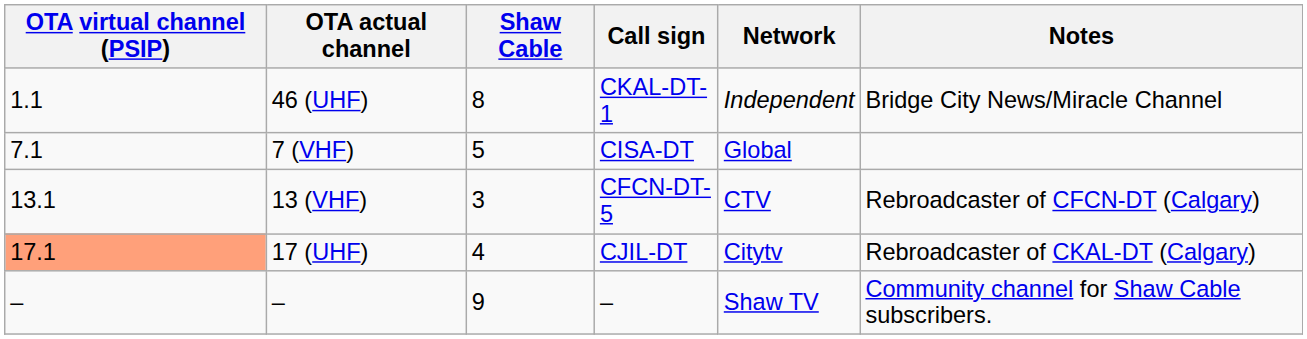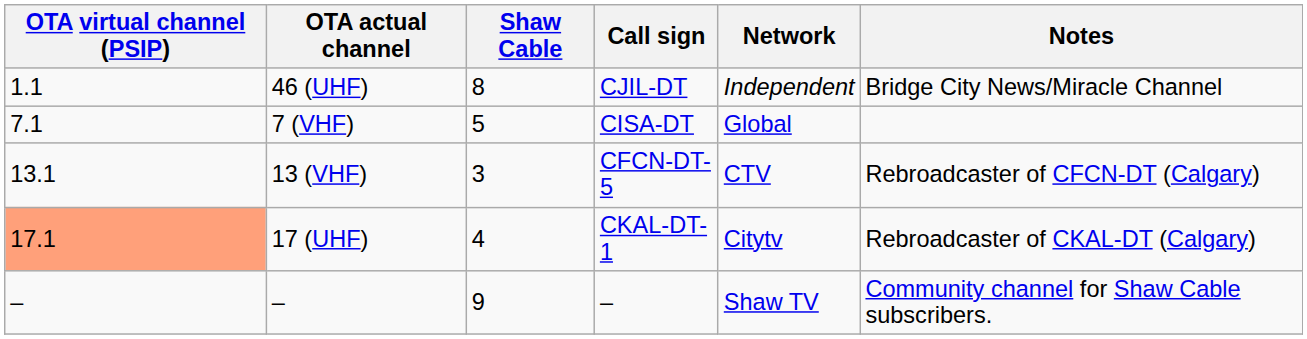(653, 100) CKAL-DT-1 -> (644, 86) CJIL-DT
(644, 251) CJIL-DT -> (653, 238) CKAL-DT-1
